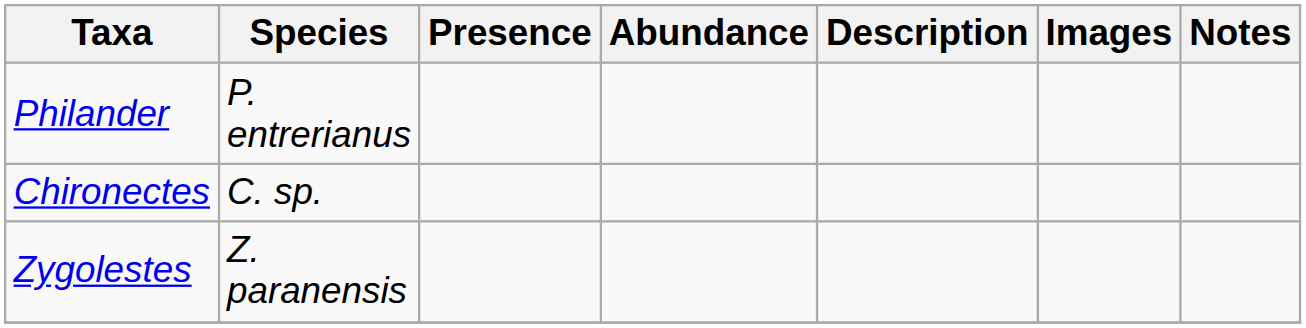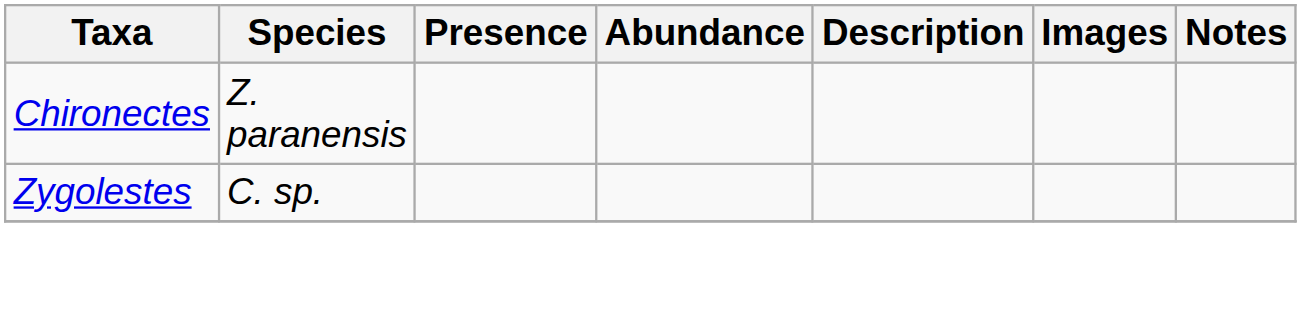- row: (91, 112)
(275, 191) C. sp. -> (317, 112) Z. paranensis
(317, 270) Z. paranensis -> (275, 191) C. sp.
